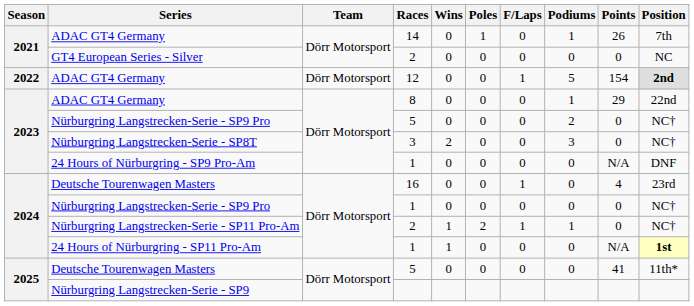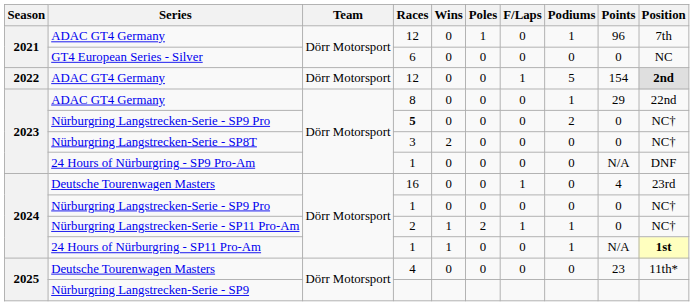(413, 36) 14 -> (413, 36) 12
(618, 36) 26 -> (618, 36) 96
(413, 57) 2 -> (413, 57) 6
(413, 121) normal -> (413, 121) bold
(572, 142) 3 -> (572, 142) 0
(572, 247) 0 -> (572, 247) 1
(413, 269) 5 -> (413, 269) 4
(618, 269) 41 -> (618, 269) 23
